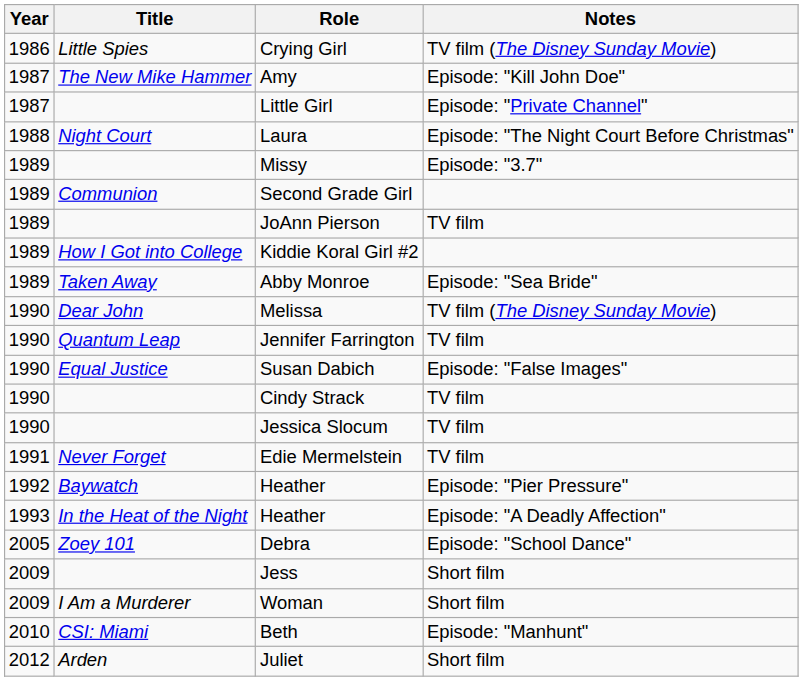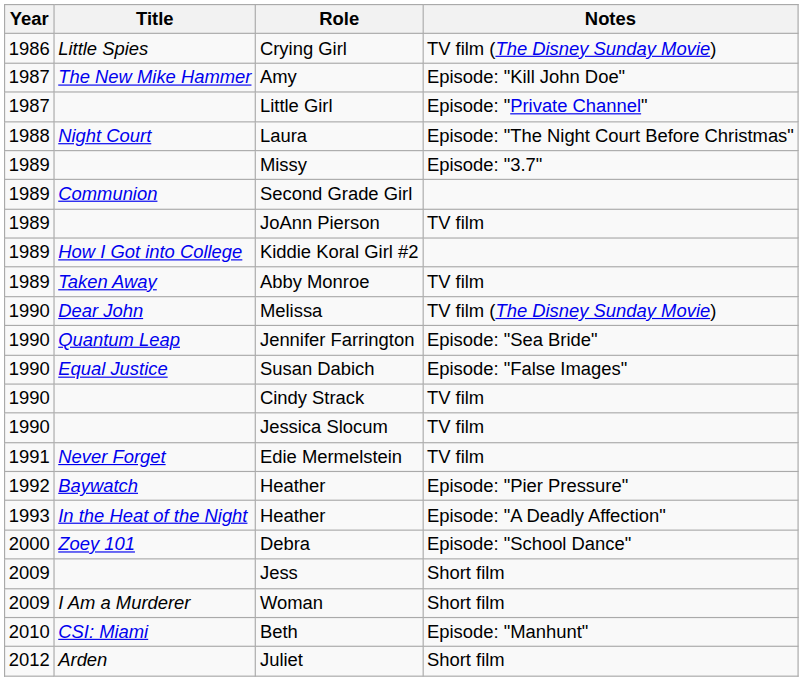(512, 281) Episode: "Sea Bride" -> (456, 281) TV film
(456, 340) TV film -> (512, 340) Episode: "Sea Bride"
(29, 544) 2005 -> (29, 544) 2000
